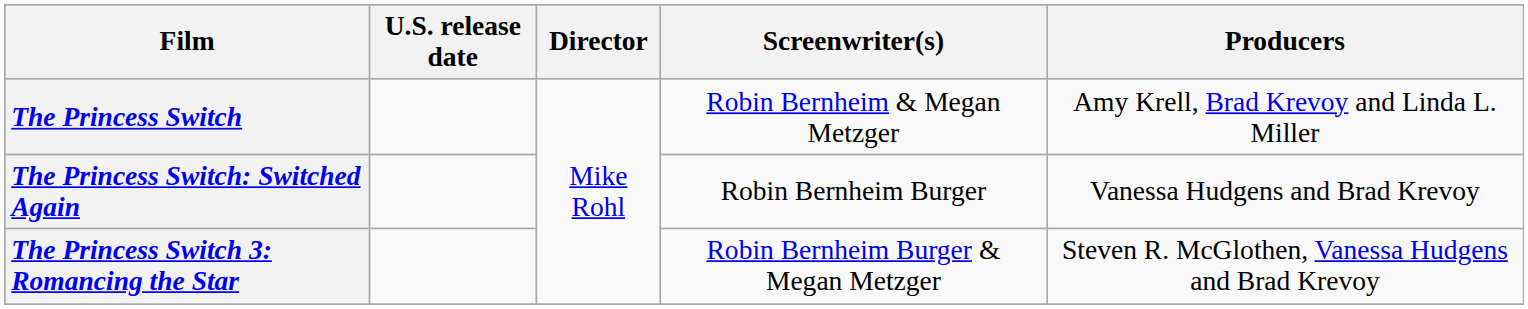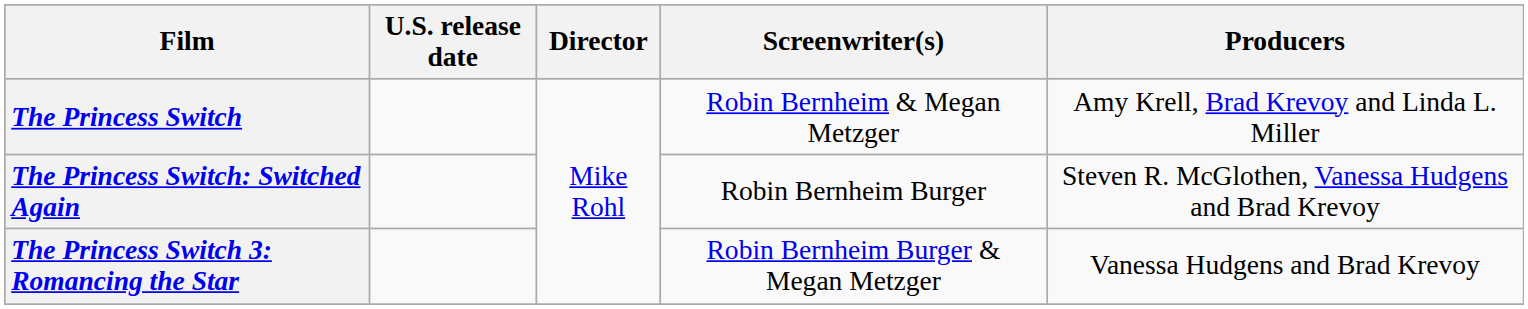(1285, 191) Vanessa Hudgens and Brad Krevoy -> (1285, 191) Steven R. McGlothen, Vanessa Hudgens and Brad Krevoy
(1285, 265) Steven R. McGlothen, Vanessa Hudgens and Brad Krevoy -> (1285, 265) Vanessa Hudgens and Brad Krevoy
